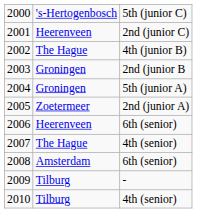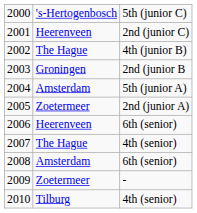(61, 87) Groningen -> (63, 87) Amsterdam
(53, 180) Tilburg -> (63, 180) Zoetermeer
